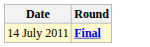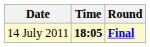+ column: (88, 14)
